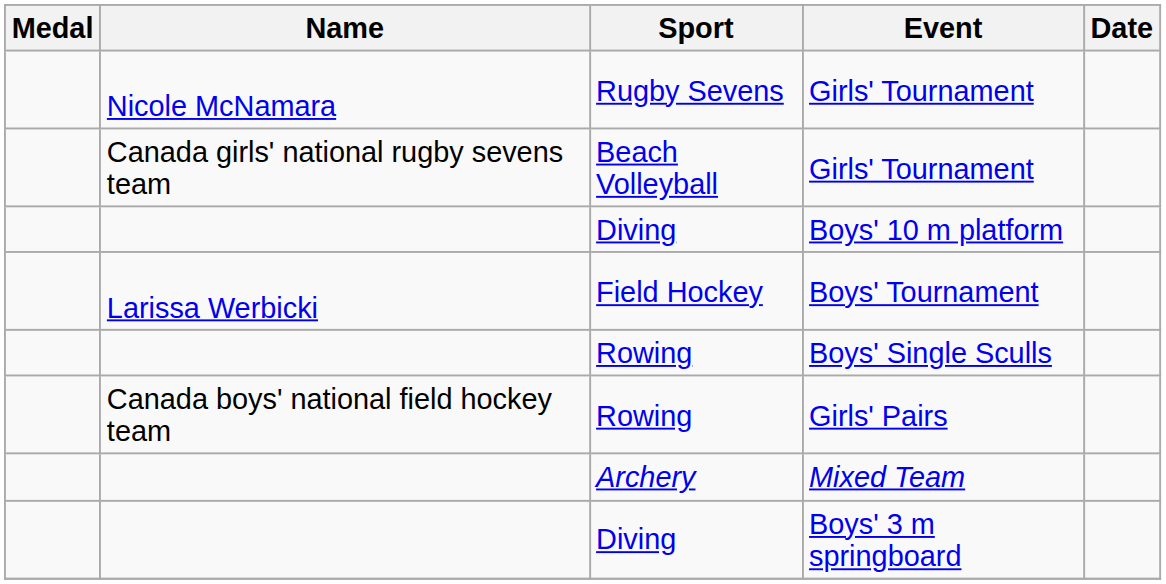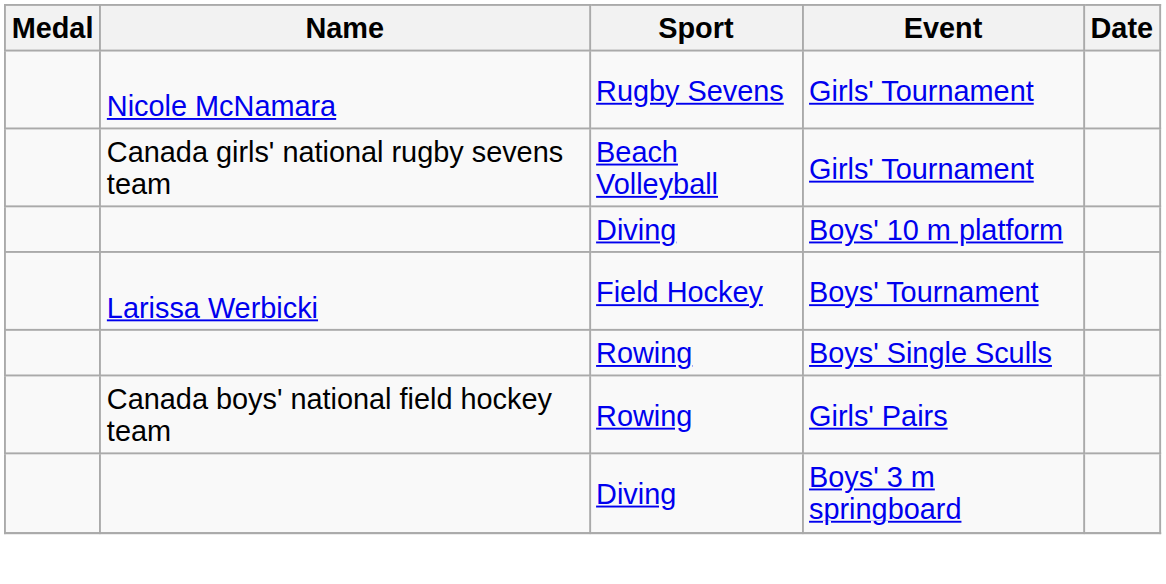- row: (646, 477)
